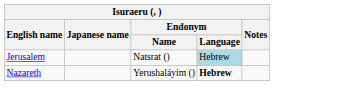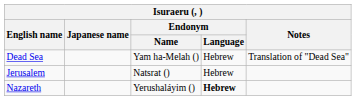+ row: (25, 57)
(215, 57) lightblue background -> (219, 73) no background
